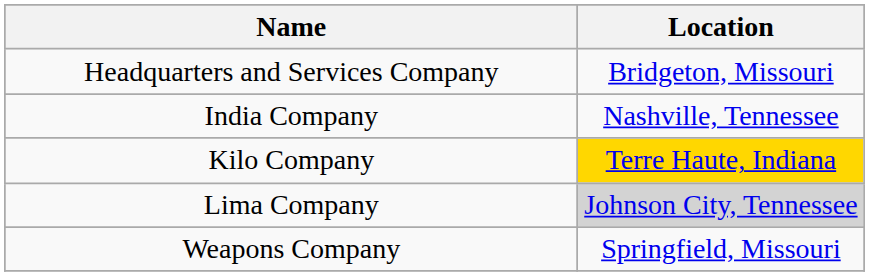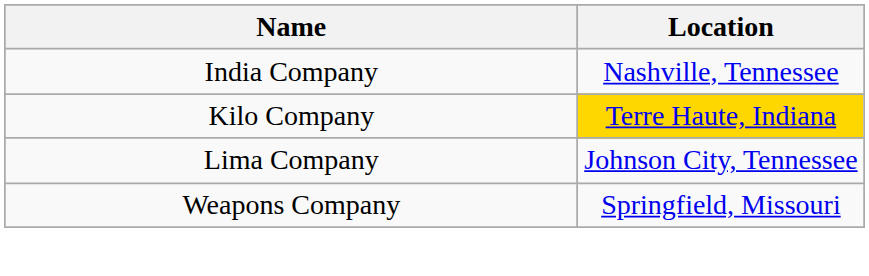- row: (291, 71)
(721, 204) lightgrey background -> (721, 159) no background
